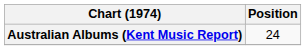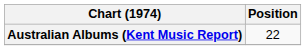(273, 34) 24 -> (273, 34) 22
